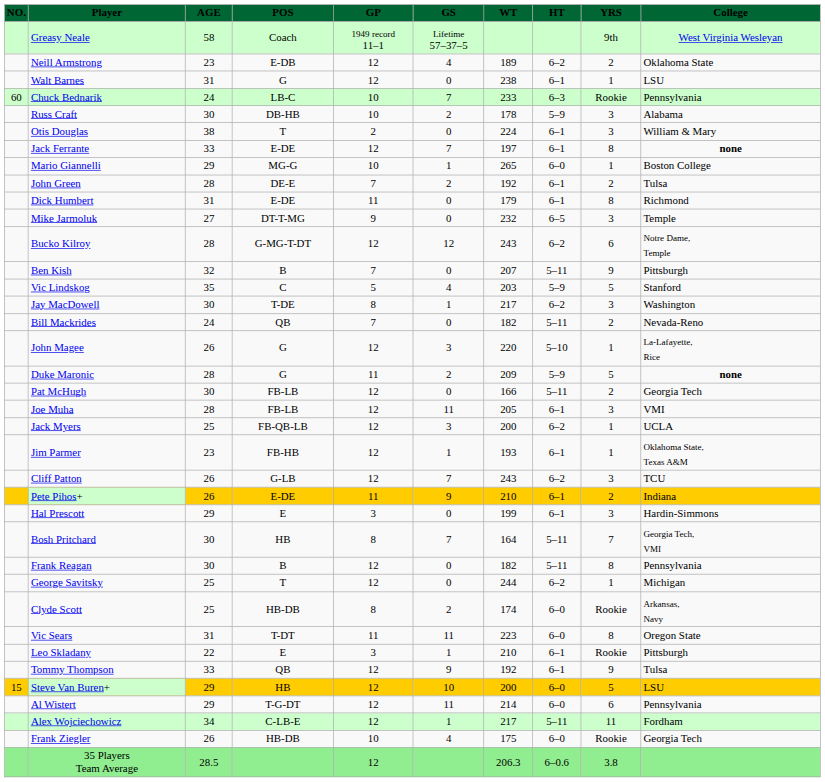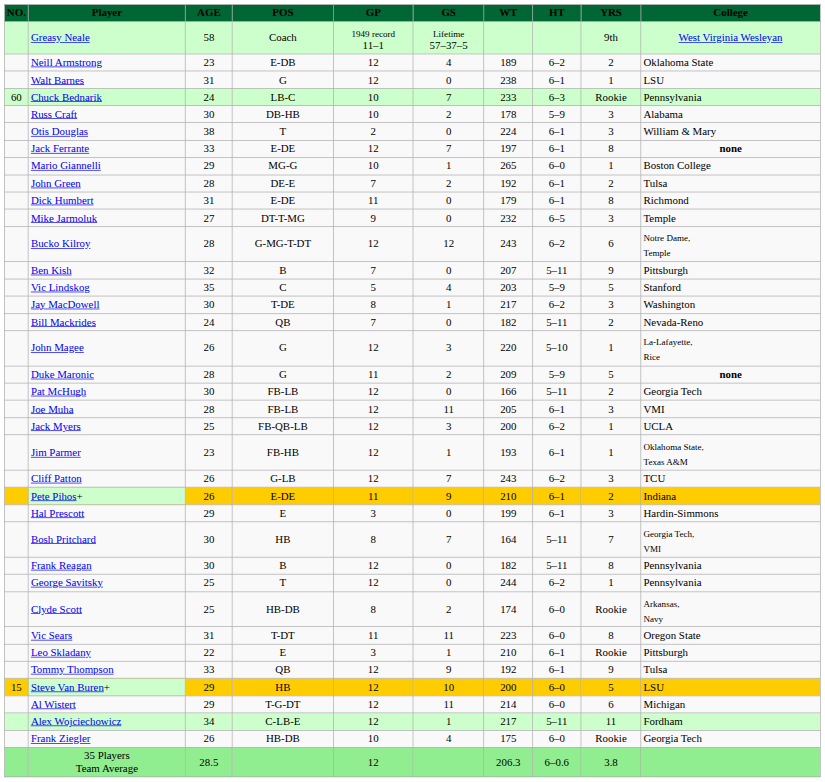(664, 583) Michigan -> (672, 583) Pennsylvania
(672, 704) Pennsylvania -> (664, 704) Michigan
